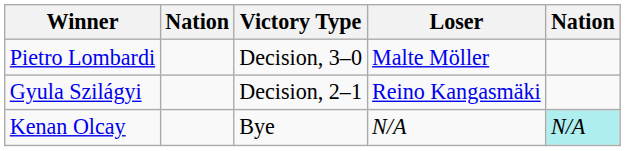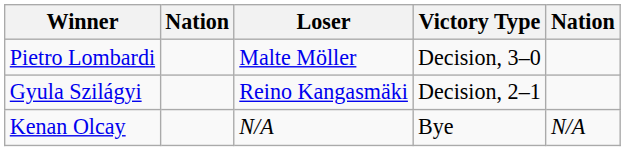columns swapped: (301, 22) <-> (456, 22)
(568, 127) paleturquoise background -> (568, 127) no background
